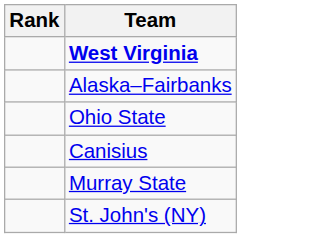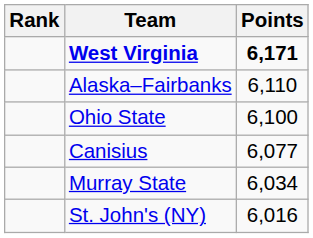+ column: (272, 20)
